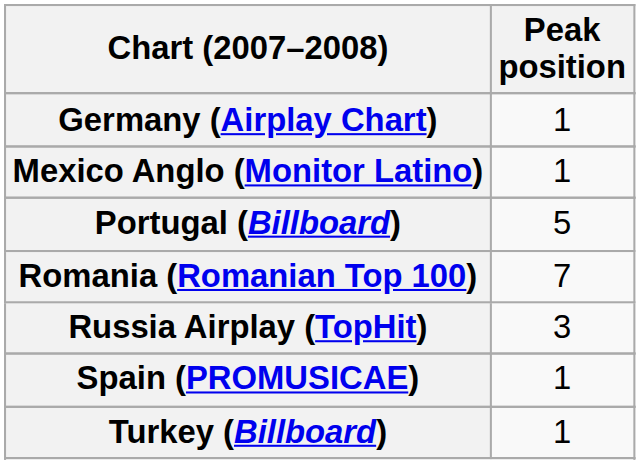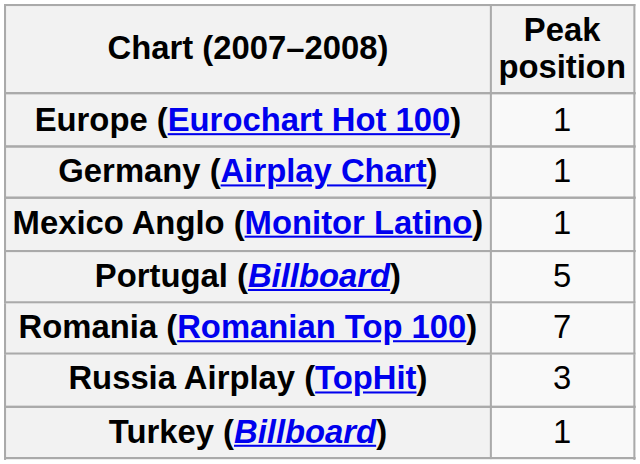+ row: (248, 119)
- row: (248, 379)
